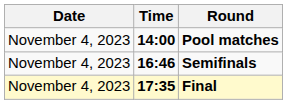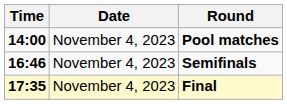columns swapped: (69, 16) <-> (156, 16)
